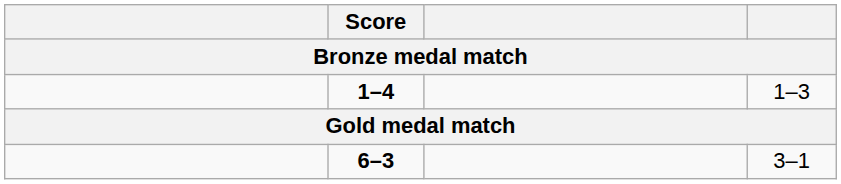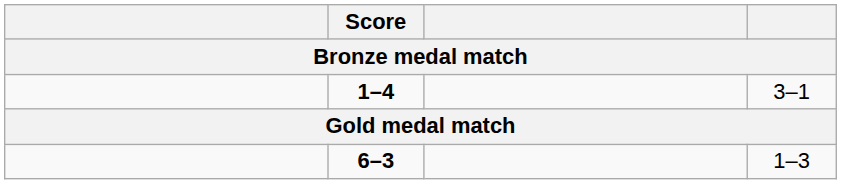(792, 91) 1–3 -> (792, 91) 3–1
(792, 160) 3–1 -> (792, 160) 1–3
